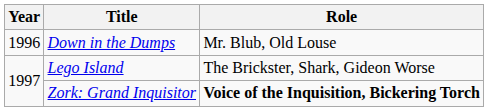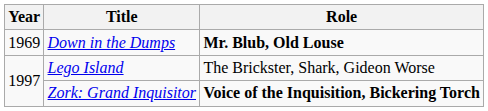(24, 42) 1996 -> (24, 42) 1969
(270, 42) normal -> (274, 42) bold
